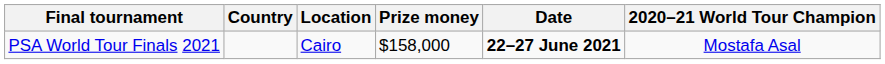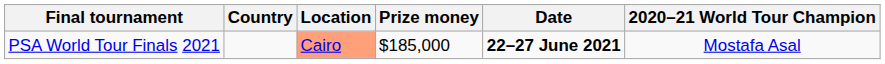(321, 44) no background -> (321, 44) lightsalmon background
(414, 44) $158,000 -> (414, 44) $185,000
